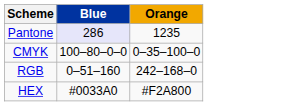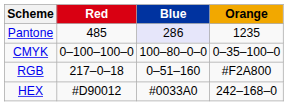+ column: (97, 14)
(166, 71) 242–168–0 -> (246, 71) #F2A800
(166, 91) #F2A800 -> (246, 91) 242–168–0
